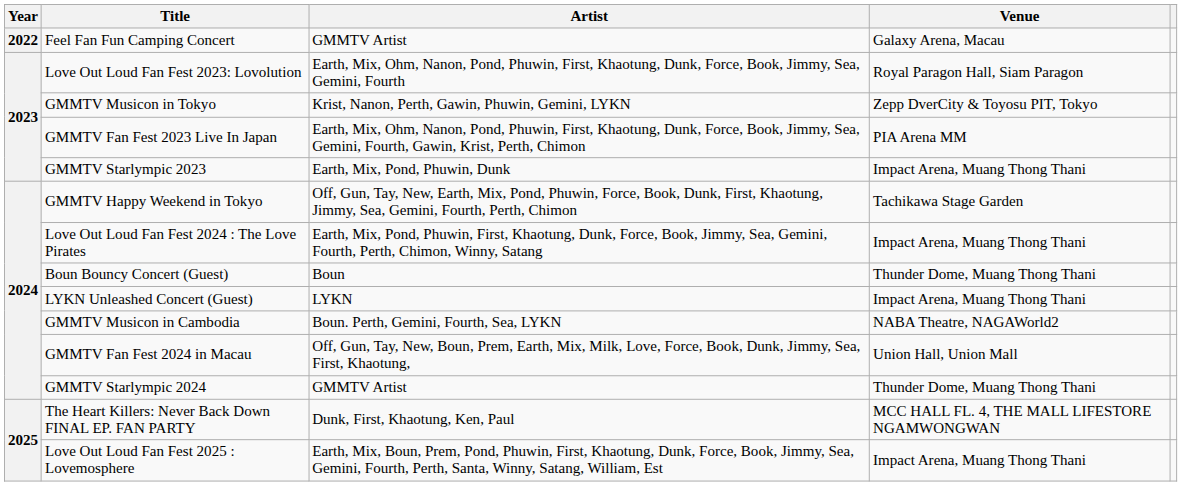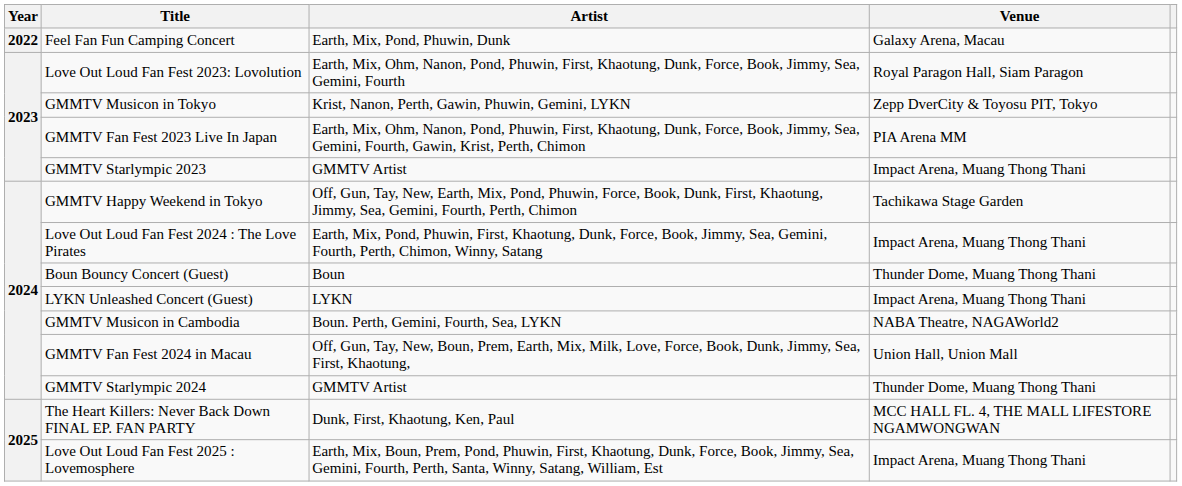(359, 40) GMMTV Artist -> (411, 40) Earth, Mix, Pond, Phuwin, Dunk
(411, 169) Earth, Mix, Pond, Phuwin, Dunk -> (359, 169) GMMTV Artist
